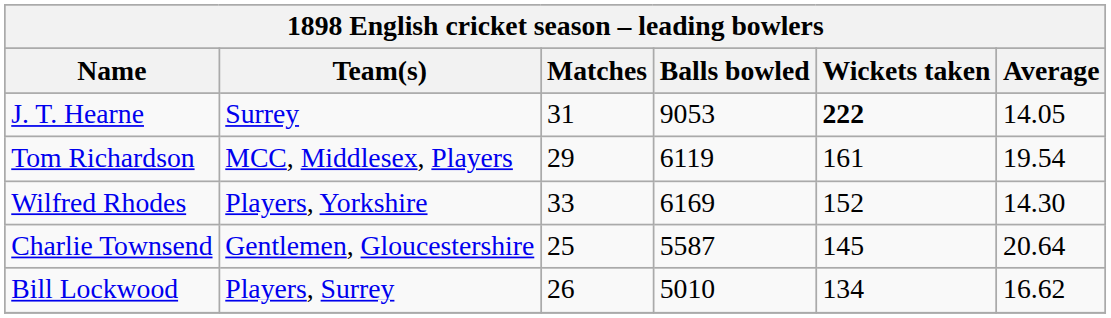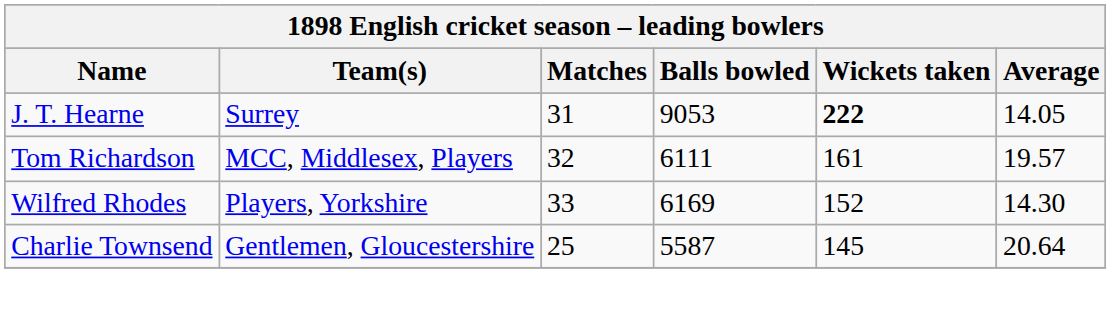(561, 158) 29 -> (561, 158) 32
(687, 158) 6119 -> (686, 158) 6111
(1034, 158) 19.54 -> (1034, 158) 19.57
- row: (95, 289)
